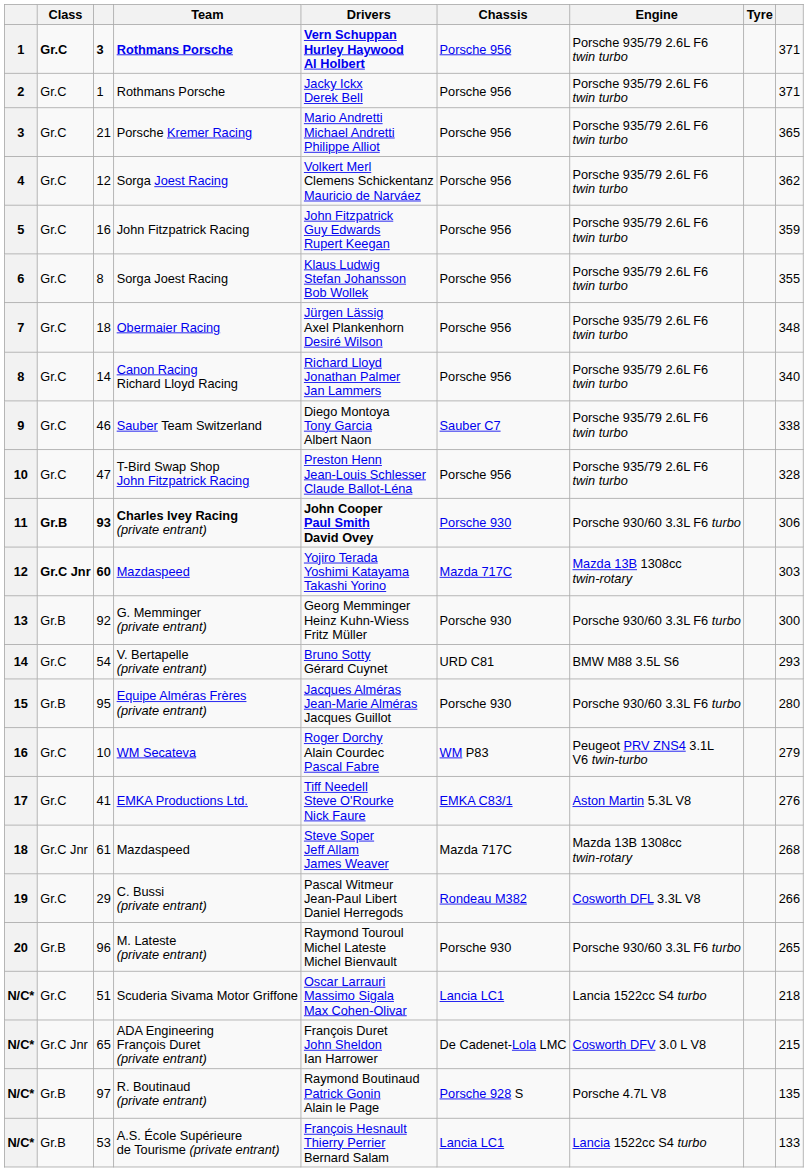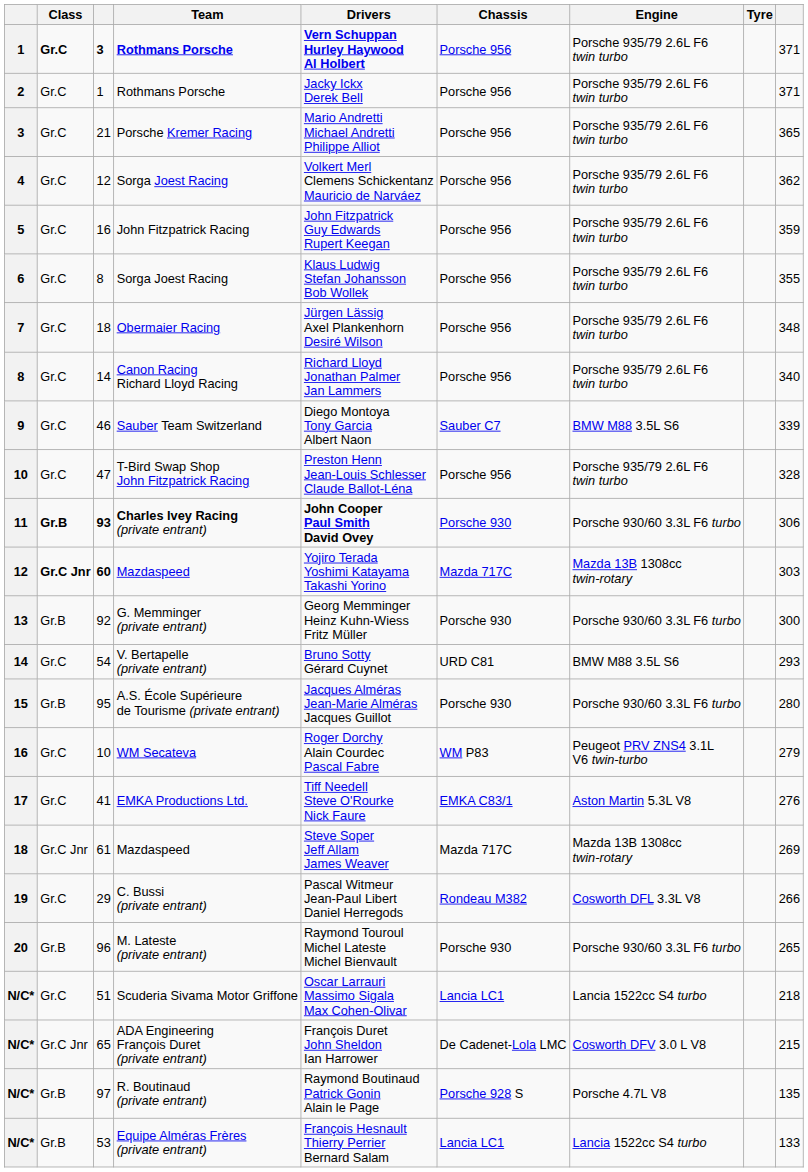(640, 425) Porsche 935/79 2.6L F6 twin turbo -> (626, 425) BMW M88 3.5L S6
(789, 425) 338 -> (789, 425) 339
(182, 703) Equipe Alméras Frères (private entrant) -> (198, 703) A.S. École Supérieure de Tourisme (private entrant)
(789, 850) 268 -> (789, 850) 269
(198, 1142) A.S. École Supérieure de Tourisme (private entrant) -> (182, 1142) Equipe Alméras Frères (private entrant)
